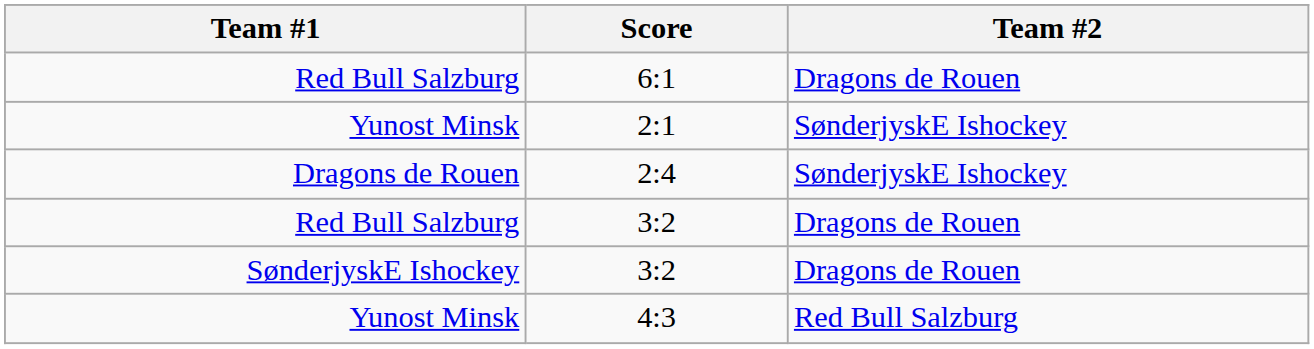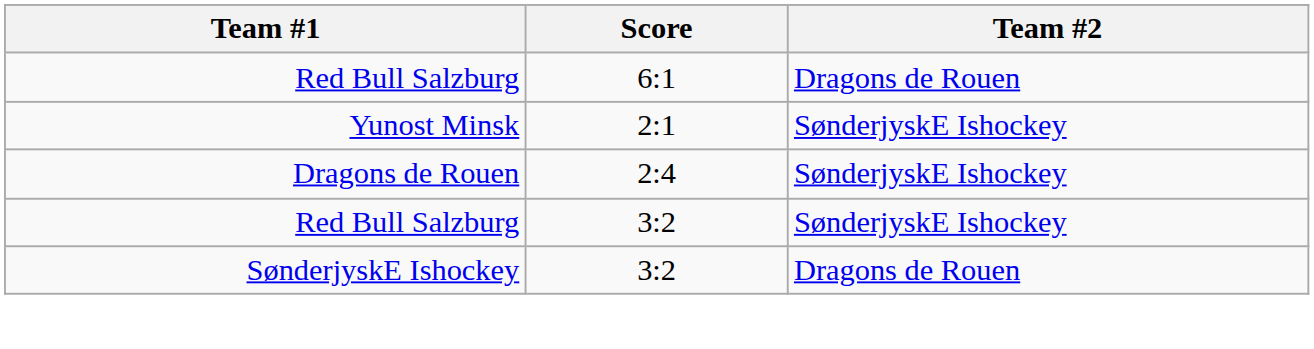(907, 221) Dragons de Rouen -> (930, 221) SønderjyskE Ishockey
- row: (434, 317)
